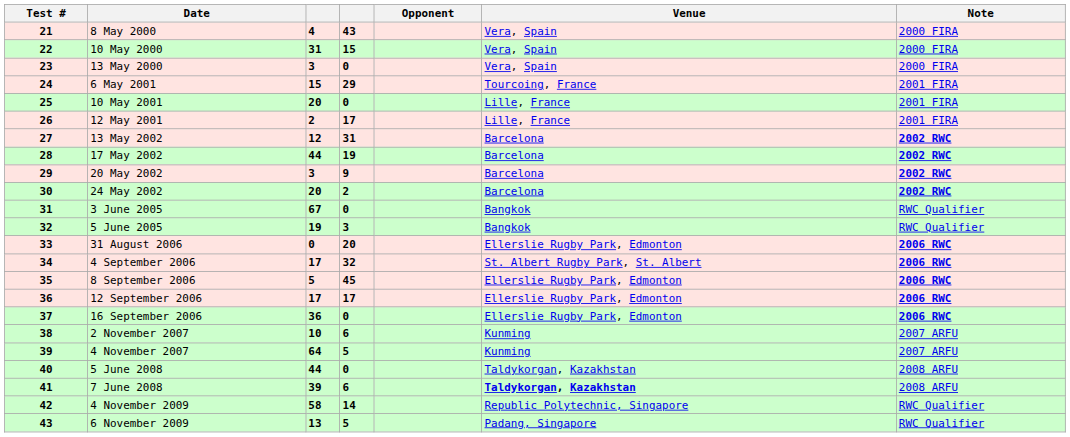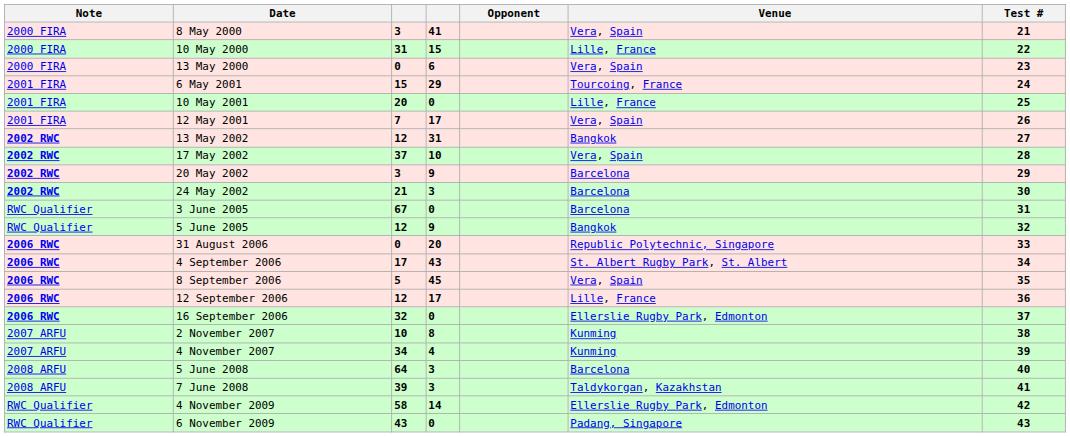columns swapped: (46, 13) <-> (981, 13)
(312, 31) 4 -> (397, 31) 3
(349, 31) 43 -> (435, 31) 41
(521, 49) Vera, Spain -> (613, 49) Lille, France
(312, 67) 3 -> (397, 67) 0
(346, 67) 0 -> (432, 67) 6
(312, 120) 2 -> (397, 120) 7
(527, 120) Lille, France -> (607, 120) Vera, Spain
(514, 138) Barcelona -> (593, 138) Bangkok
(315, 156) 44 -> (401, 156) 37
(349, 156) 19 -> (435, 156) 10
(514, 156) Barcelona -> (607, 156) Vera, Spain
(315, 191) 20 -> (401, 191) 21
(346, 191) 2 -> (432, 191) 3
(508, 209) Bangkok -> (600, 209) Barcelona
(315, 227) 19 -> (401, 227) 12
(346, 227) 3 -> (432, 227) 9
(583, 245) Ellerslie Rugby Park, Edmonton -> (672, 245) Republic Polytechnic, Singapore
(349, 262) 32 -> (435, 262) 43
(583, 280) Ellerslie Rugby Park, Edmonton -> (607, 280) Vera, Spain
(315, 298) 17 -> (401, 298) 12
(583, 298) Ellerslie Rugby Park, Edmonton -> (613, 298) Lille, France
(315, 316) 36 -> (401, 316) 32
(346, 334) 6 -> (432, 334) 8
(315, 351) 64 -> (401, 351) 34
(346, 351) 5 -> (432, 351) 4
(315, 369) 44 -> (401, 369) 64
(346, 369) 0 -> (432, 369) 3
(560, 369) Taldykorgan, Kazakhstan -> (600, 369) Barcelona
(346, 387) 6 -> (432, 387) 3
(560, 387) bold -> (646, 387) normal
(586, 405) Republic Polytechnic, Singapore -> (669, 405) Ellerslie Rugby Park, Edmonton
(315, 423) 13 -> (401, 423) 43
(346, 423) 5 -> (432, 423) 0
